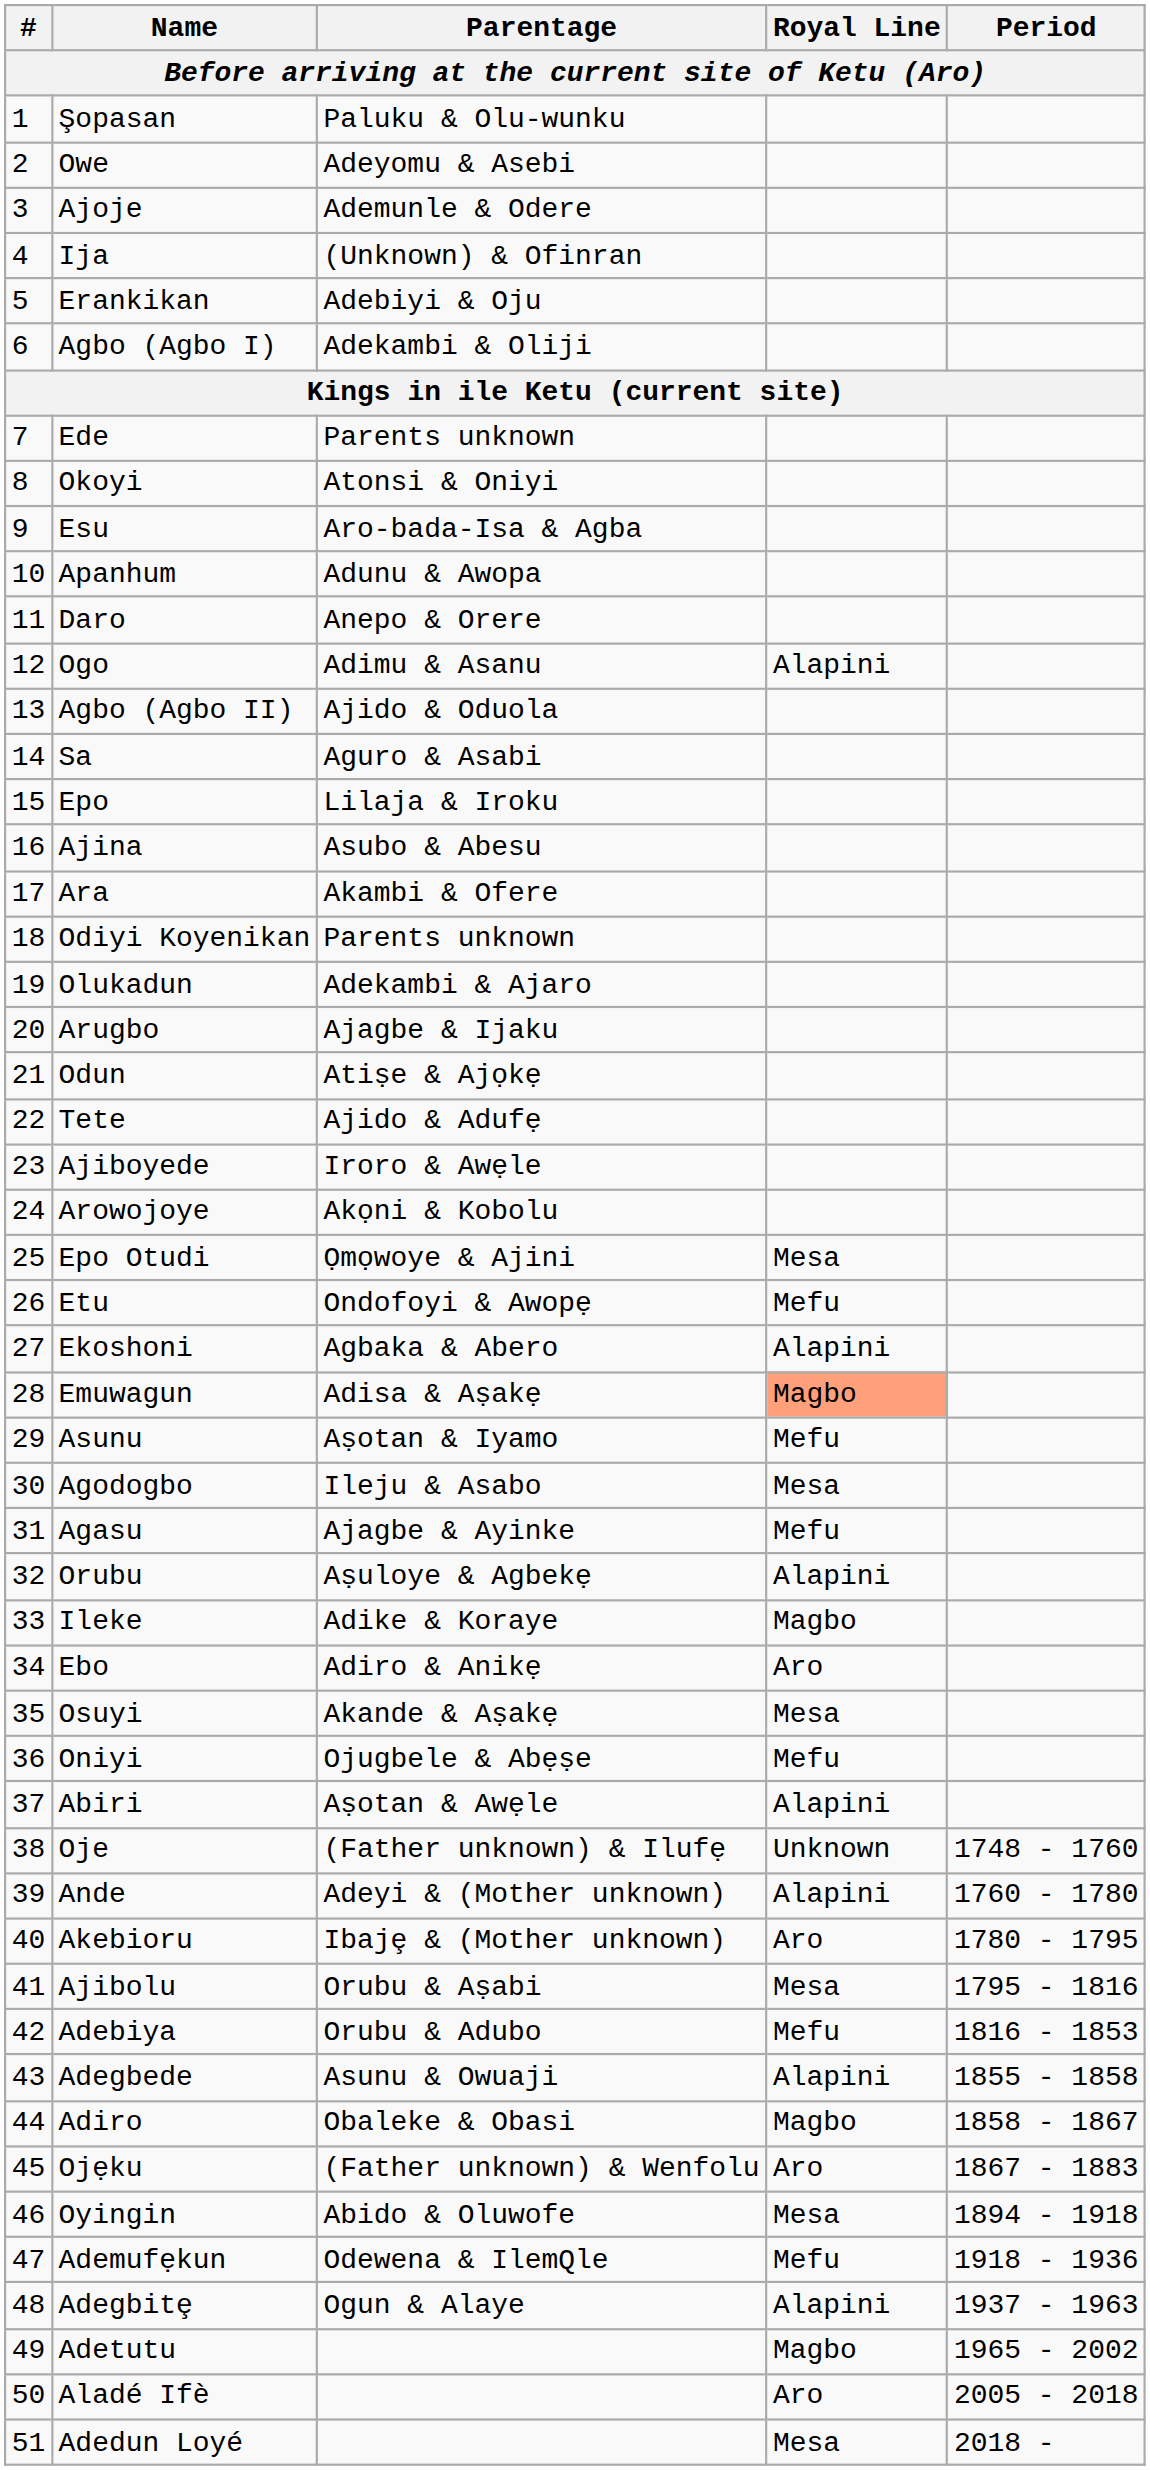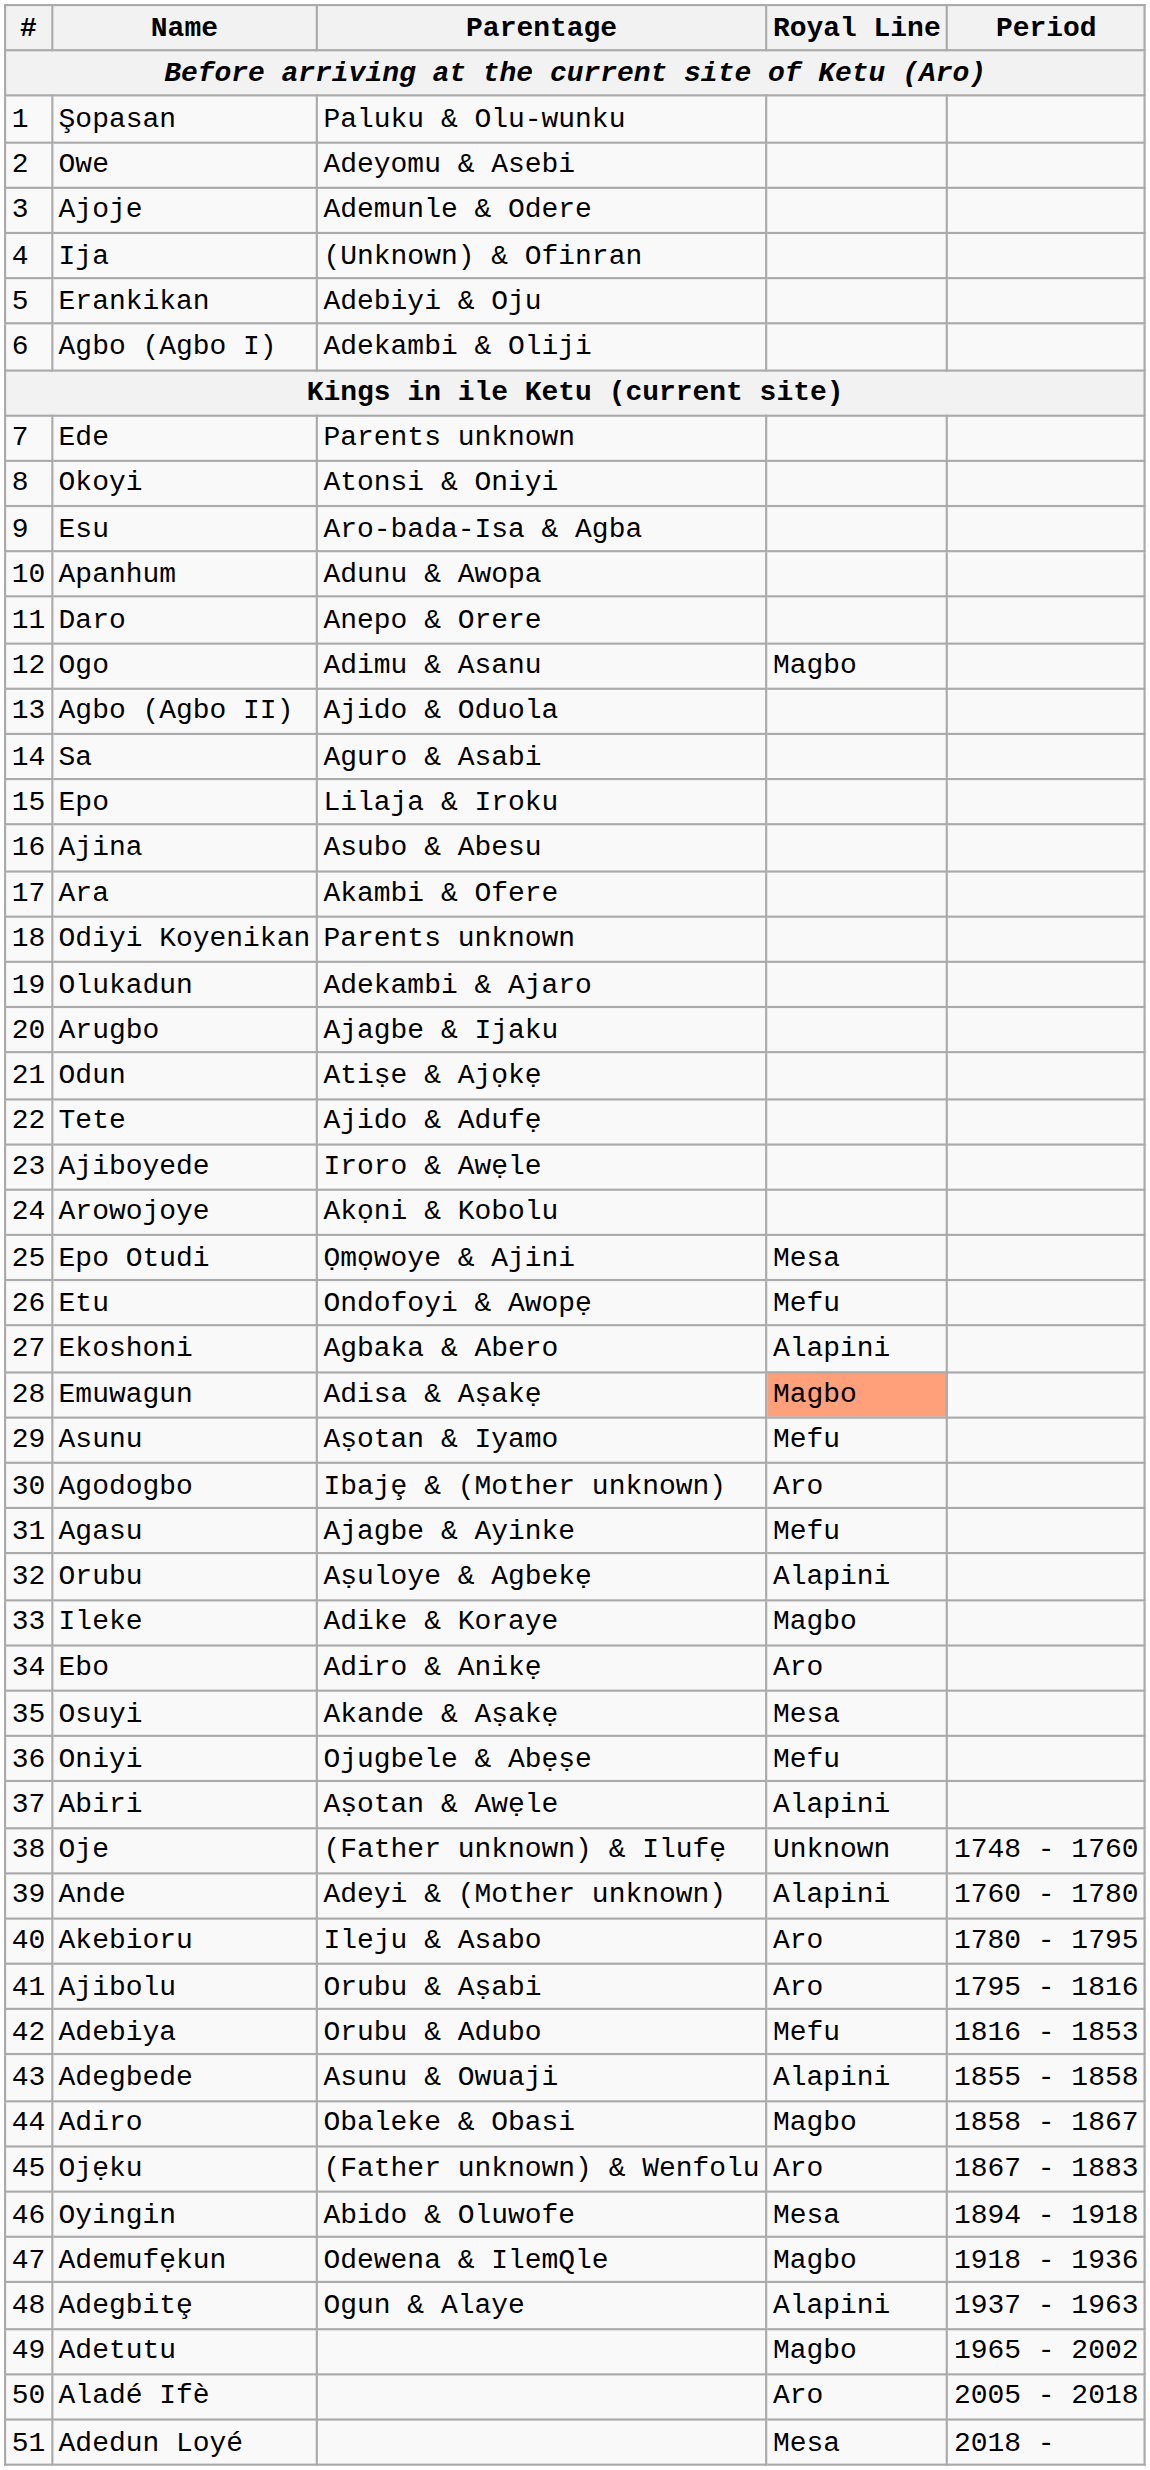(832, 666) Alapini -> (815, 666) Magbo
(433, 1486) Ileju & Asabo -> (525, 1486) Ibajȩ & (Mother unknown)
(806, 1486) Mesa -> (798, 1486) Aro
(525, 1941) Ibajȩ & (Mother unknown) -> (433, 1941) Ileju & Asabo
(806, 1987) Mesa -> (798, 1987) Aro
(806, 2260) Mefu -> (815, 2260) Magbo
